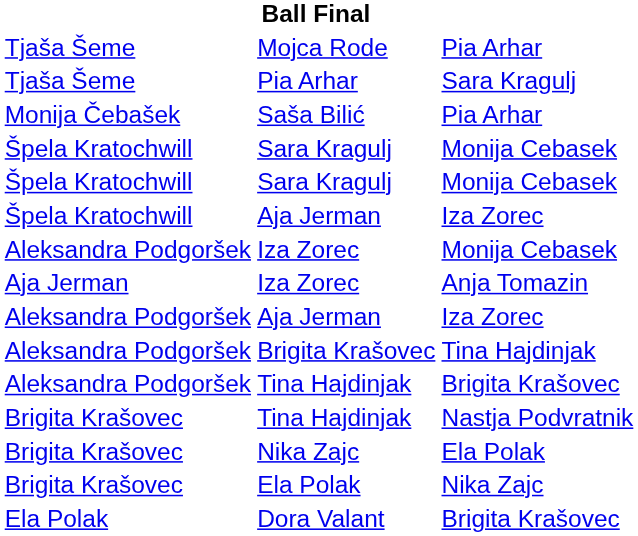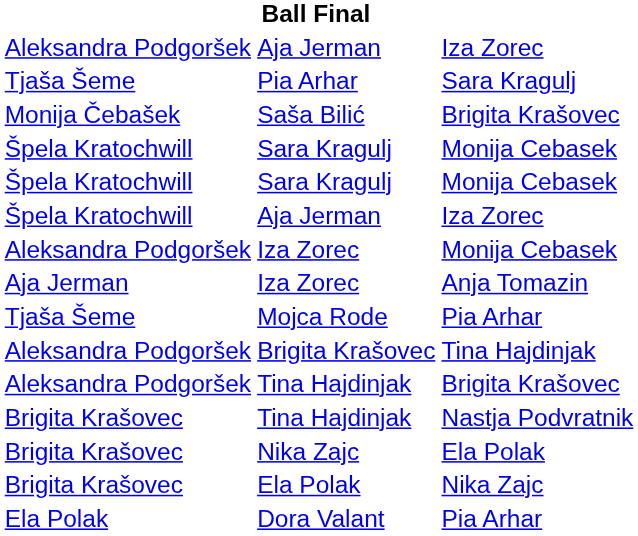rows swapped: (70, 47) <-> (128, 317)
(492, 115) Pia Arhar -> (531, 115) Brigita Krašovec
(531, 518) Brigita Krašovec -> (492, 518) Pia Arhar
